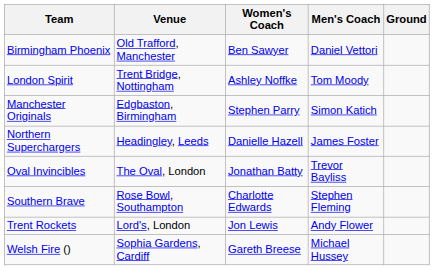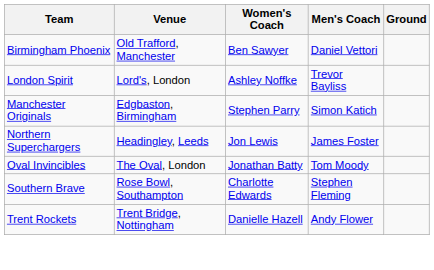(149, 80) Trent Bridge, Nottingham -> (153, 80) Lord's, London
(340, 80) Tom Moody -> (329, 80) Trevor Bayliss
(265, 141) Danielle Hazell -> (253, 141) Jon Lewis
(329, 171) Trevor Bayliss -> (340, 165) Tom Moody
(153, 225) Lord's, London -> (149, 219) Trent Bridge, Nottingham
(253, 225) Jon Lewis -> (265, 219) Danielle Hazell
- row: (39, 249)
